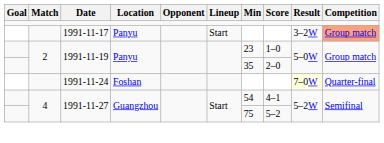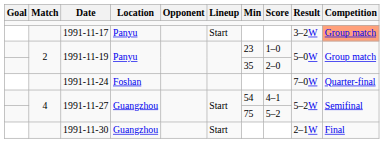(305, 82) lightyellow background -> (305, 82) no background
+ row: (86, 130)
